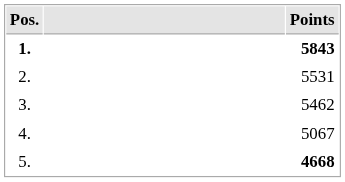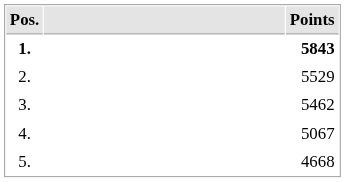(318, 77) 5531 -> (318, 77) 5529
(318, 161) bold -> (318, 161) normal
